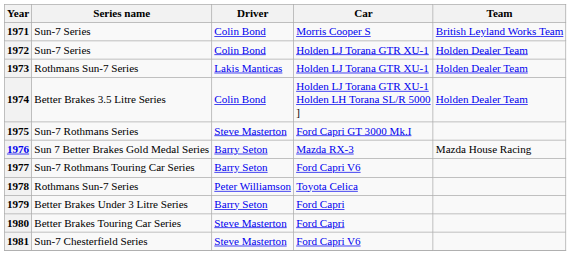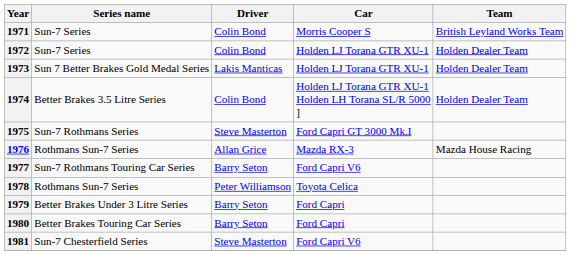(86, 68) Rothmans Sun-7 Series -> (122, 68) Sun 7 Better Brakes Gold Medal Series
(122, 149) Sun 7 Better Brakes Gold Medal Series -> (86, 149) Rothmans Sun-7 Series
(241, 149) Barry Seton -> (240, 149) Allan Grice
(251, 223) Steve Masterton -> (241, 223) Barry Seton
